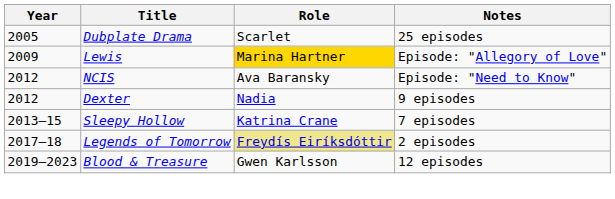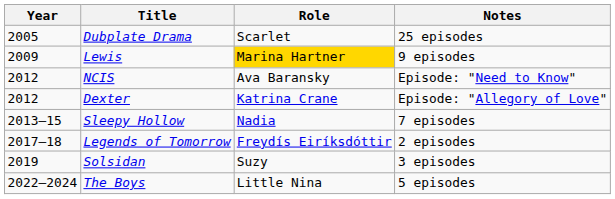(503, 57) Episode: "Allegory of Love" -> (437, 57) 9 episodes
(256, 99) Nadia -> (287, 99) Katrina Crane
(437, 99) 9 episodes -> (503, 99) Episode: "Allegory of Love"
(287, 120) Katrina Crane -> (256, 120) Nadia
(314, 141) khaki background -> (314, 141) no background
+ row: (114, 162)
- row: (145, 162)
+ row: (114, 183)
